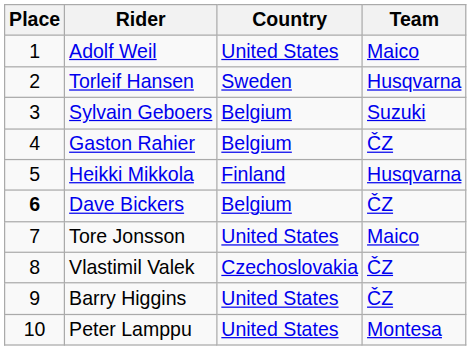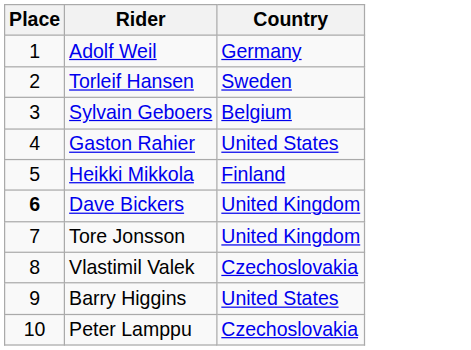- column: (414, 19)
(280, 50) United States -> (261, 50) Germany
(257, 143) Belgium -> (280, 143) United States
(257, 205) Belgium -> (291, 205) United Kingdom
(280, 236) United States -> (291, 236) United Kingdom
(280, 329) United States -> (290, 329) Czechoslovakia
